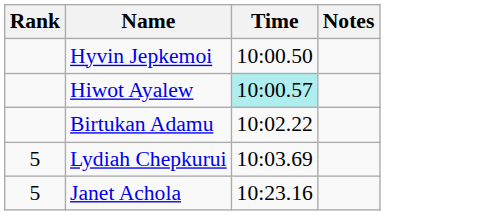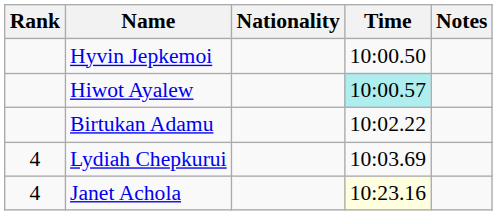+ column: (288, 21)
(35, 158) 5 -> (35, 158) 4
(35, 192) 5 -> (35, 192) 4
(275, 192) no background -> (388, 192) lightyellow background
